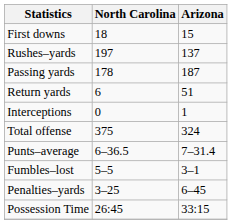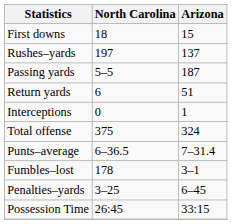(104, 72) 178 -> (104, 72) 5–5
(104, 170) 5–5 -> (104, 170) 178
